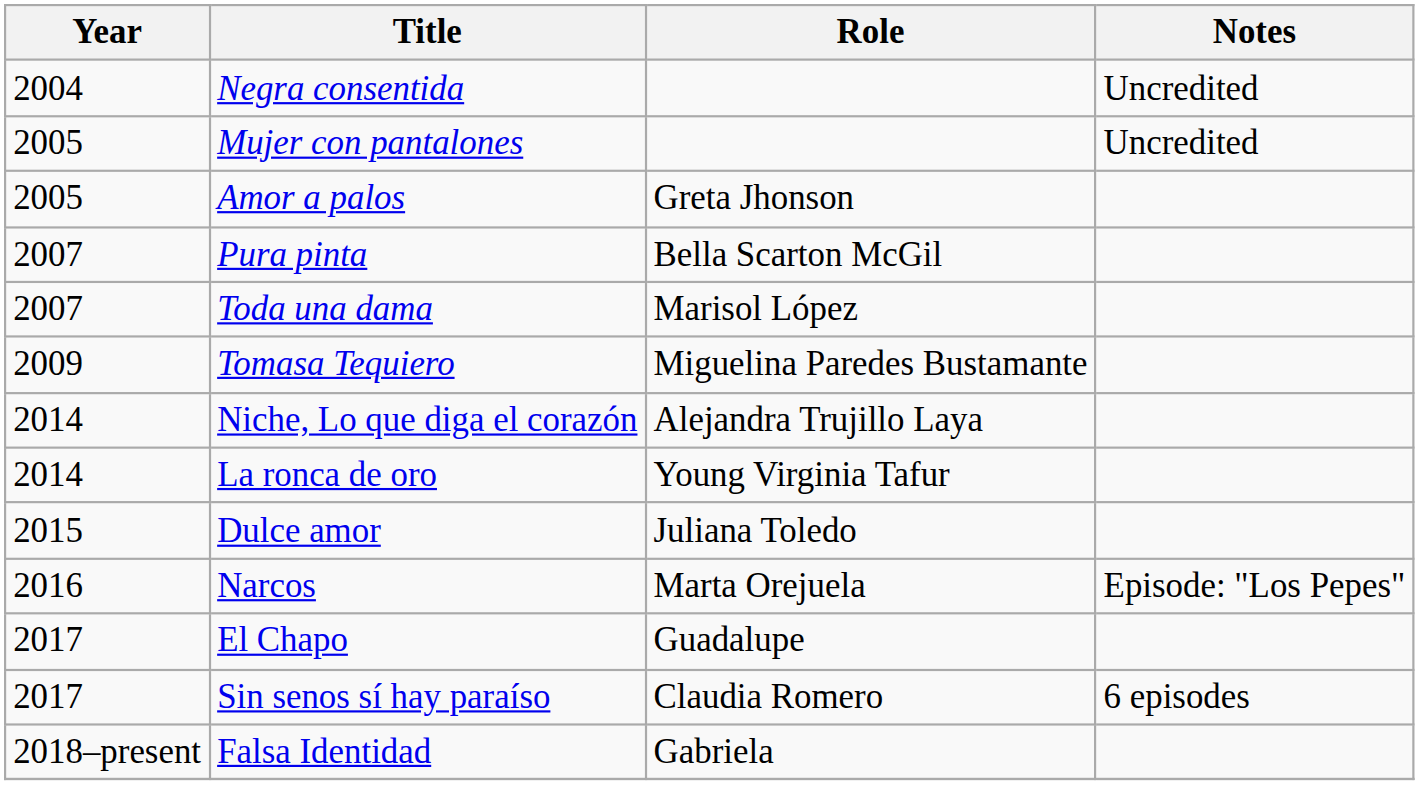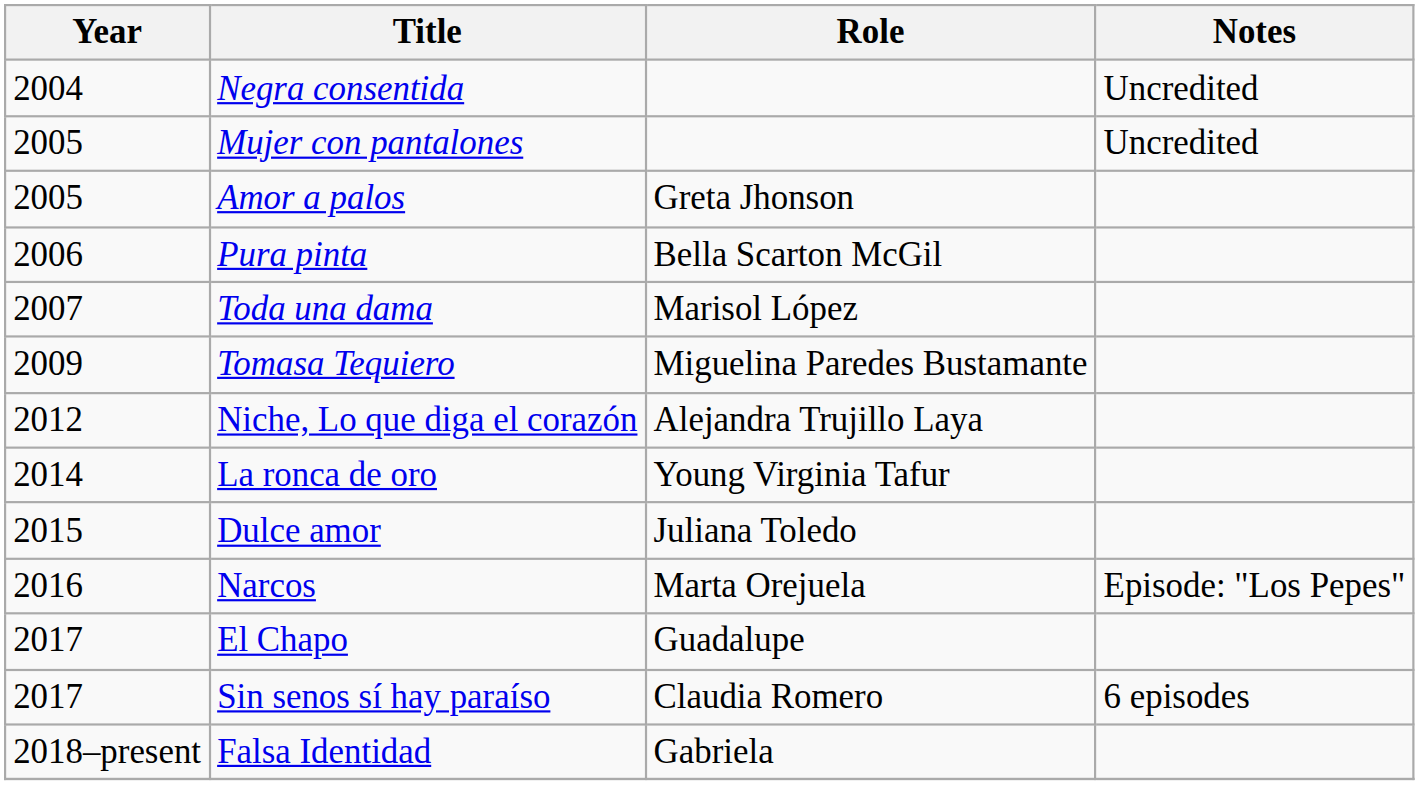(48, 253) 2007 -> (48, 253) 2006
(48, 419) 2014 -> (48, 419) 2012
